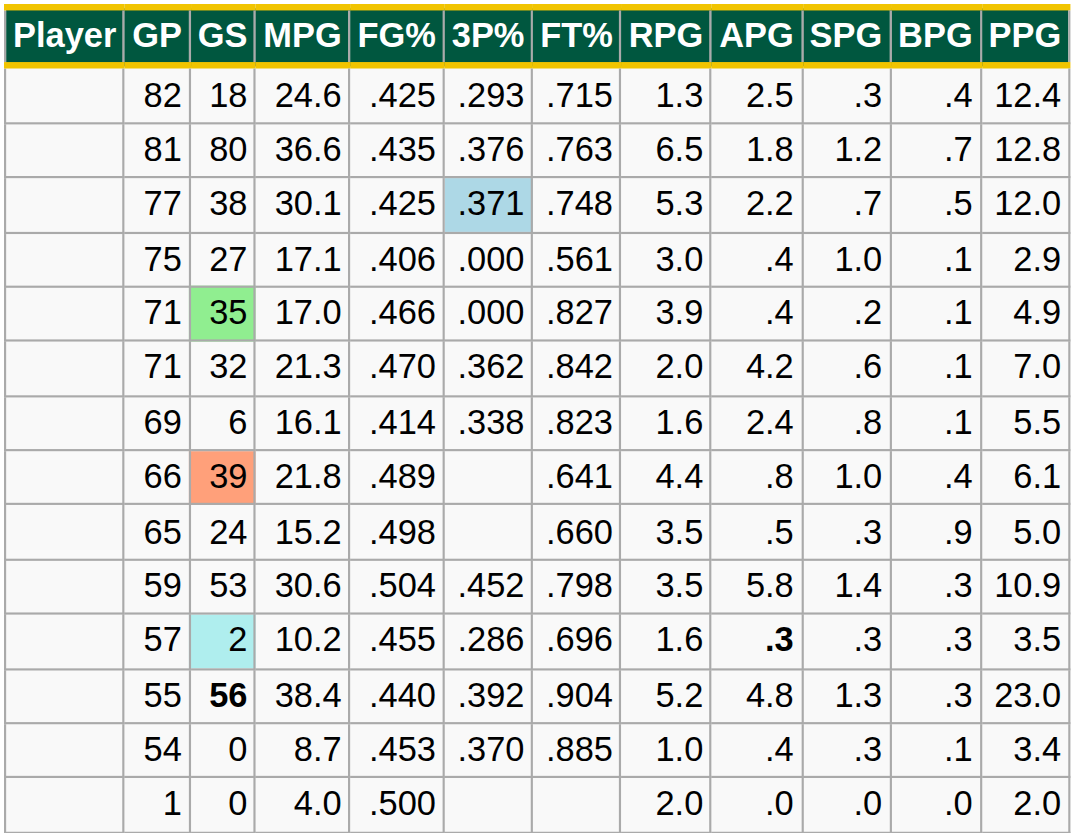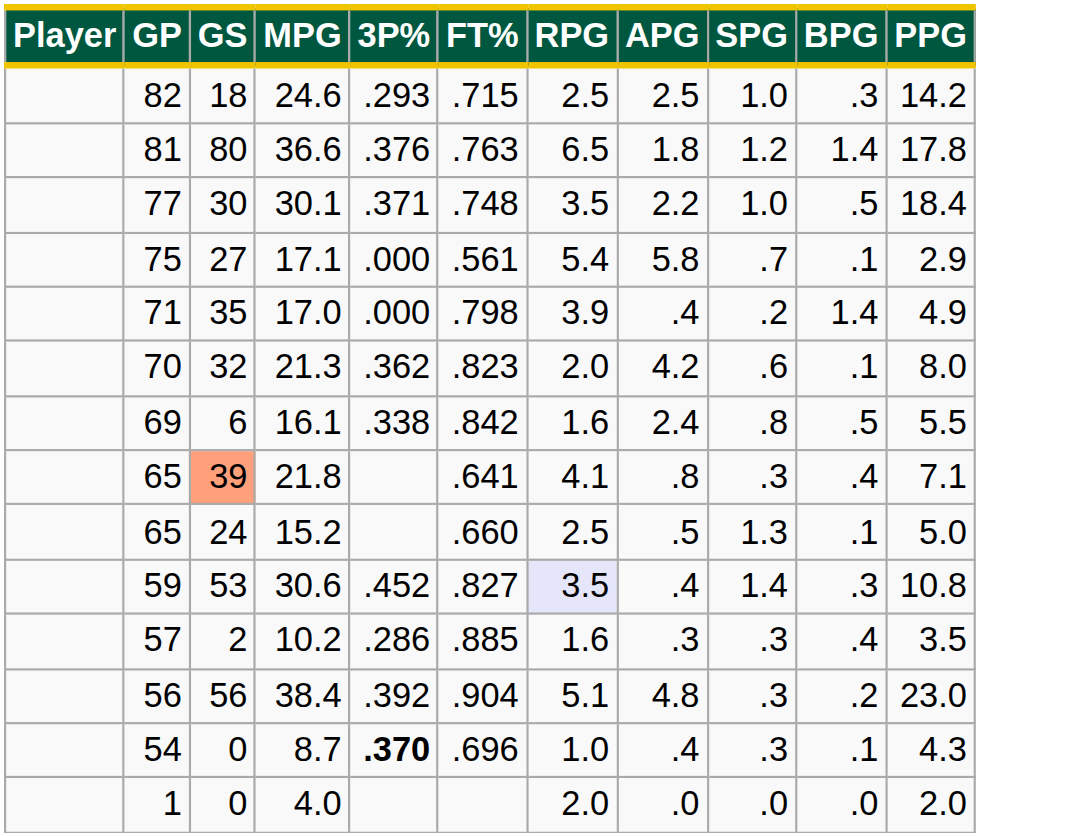- column: (397, 36)
(679, 94) 1.3 -> (585, 94) 2.5
(868, 94) .3 -> (764, 94) 1.0
(958, 94) .4 -> (864, 94) .3
(1028, 94) 12.4 -> (933, 94) 14.2
(958, 149) .7 -> (854, 149) 1.4
(1028, 149) 12.8 -> (933, 149) 17.8
(228, 204) 38 -> (228, 204) 30
(491, 204) lightblue background -> (397, 204) no background
(679, 204) 5.3 -> (585, 204) 3.5
(868, 204) .7 -> (764, 204) 1.0
(1028, 204) 12.0 -> (933, 204) 18.4
(679, 258) 3.0 -> (585, 258) 5.4
(779, 258) .4 -> (676, 258) 5.8
(858, 258) 1.0 -> (774, 258) .7
(228, 313) lightgreen background -> (228, 313) no background
(579, 313) .827 -> (485, 313) .798
(958, 313) .1 -> (854, 313) 1.4
(163, 367) 71 -> (163, 367) 70
(579, 367) .842 -> (485, 367) .823
(1037, 367) 7.0 -> (943, 367) 8.0
(579, 422) .823 -> (485, 422) .842
(958, 422) .1 -> (864, 422) .5
(163, 476) 66 -> (163, 476) 65
(679, 476) 4.4 -> (585, 476) 4.1
(858, 476) 1.0 -> (774, 476) .3
(1037, 476) 6.1 -> (943, 476) 7.1
(679, 531) 3.5 -> (585, 531) 2.5
(868, 531) .3 -> (764, 531) 1.3
(958, 531) .9 -> (864, 531) .1
(579, 585) .798 -> (485, 585) .827
(679, 585) no background -> (585, 585) lavender background
(770, 585) 5.8 -> (685, 585) .4
(1028, 585) 10.9 -> (933, 585) 10.8
(238, 640) paleturquoise background -> (238, 640) no background
(579, 640) .696 -> (485, 640) .885
(779, 640) bold -> (685, 640) normal
(958, 640) .3 -> (864, 640) .4
(163, 695) 55 -> (163, 695) 56
(228, 695) bold -> (228, 695) normal
(679, 695) 5.2 -> (585, 695) 5.1
(858, 695) 1.3 -> (774, 695) .3
(958, 695) .3 -> (864, 695) .2
(491, 749) normal -> (397, 749) bold
(579, 749) .885 -> (485, 749) .696
(1037, 749) 3.4 -> (943, 749) 4.3
